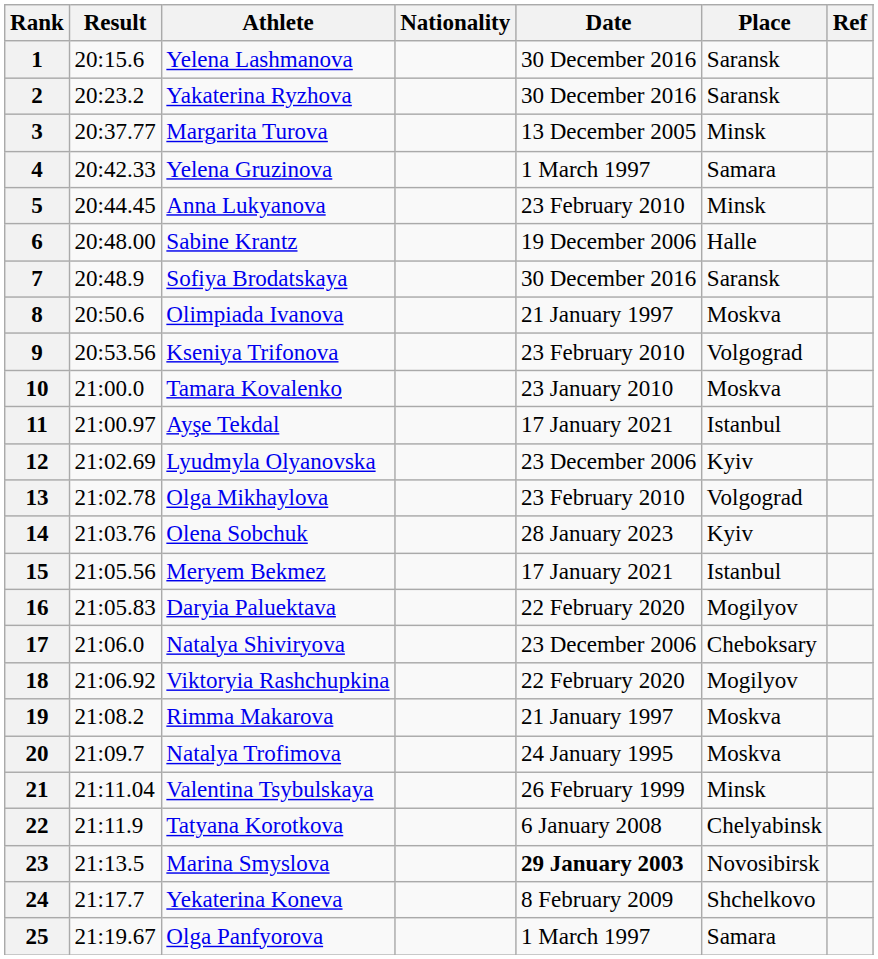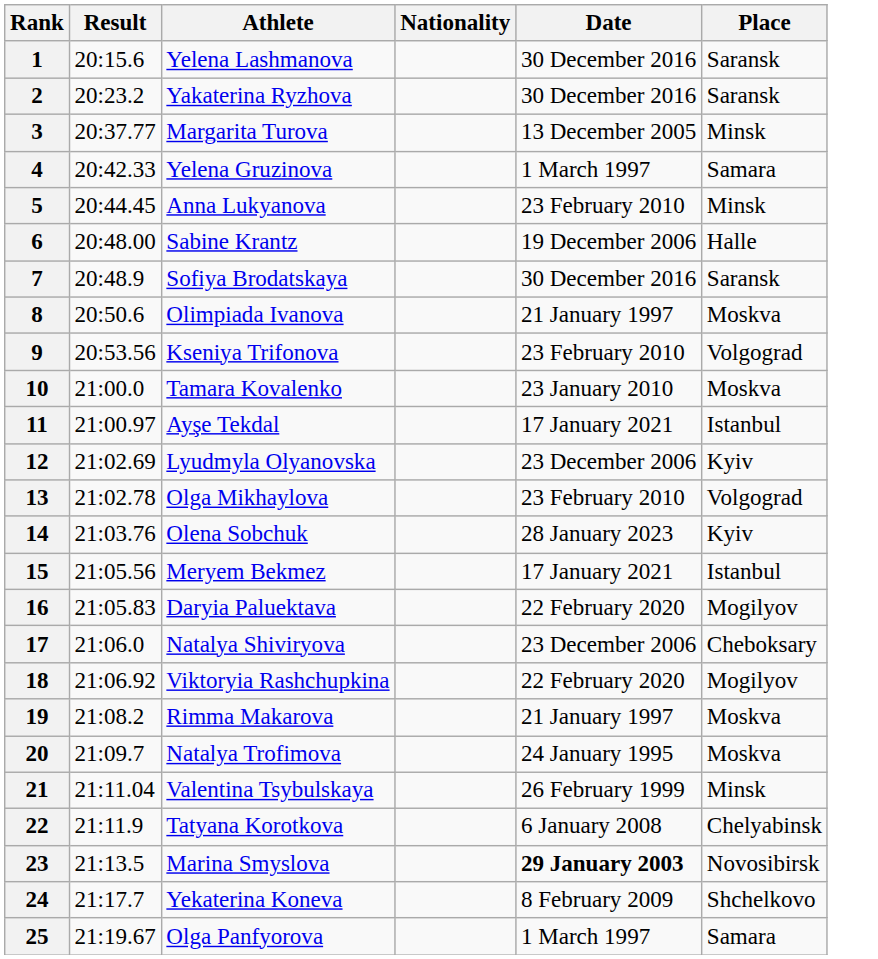- column: (850, 22)
